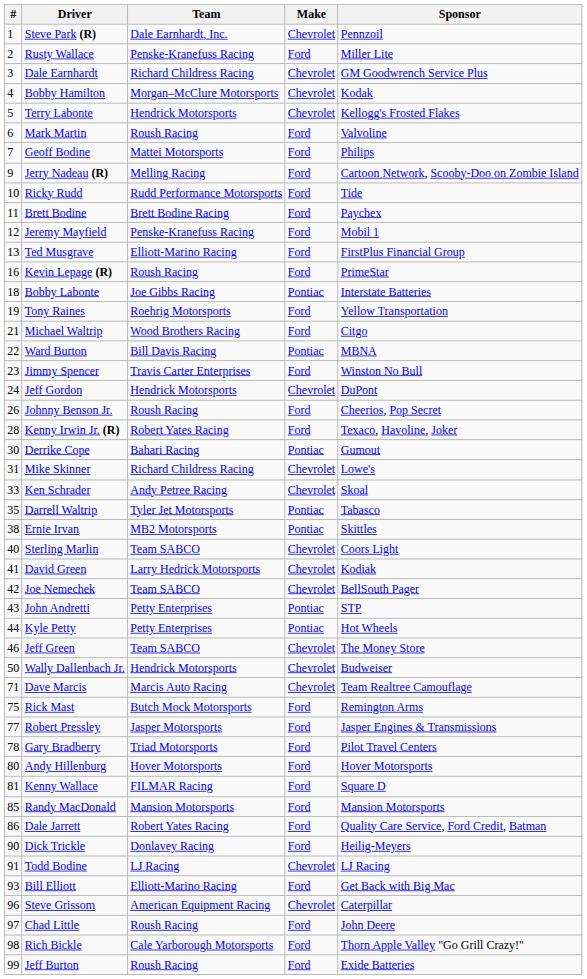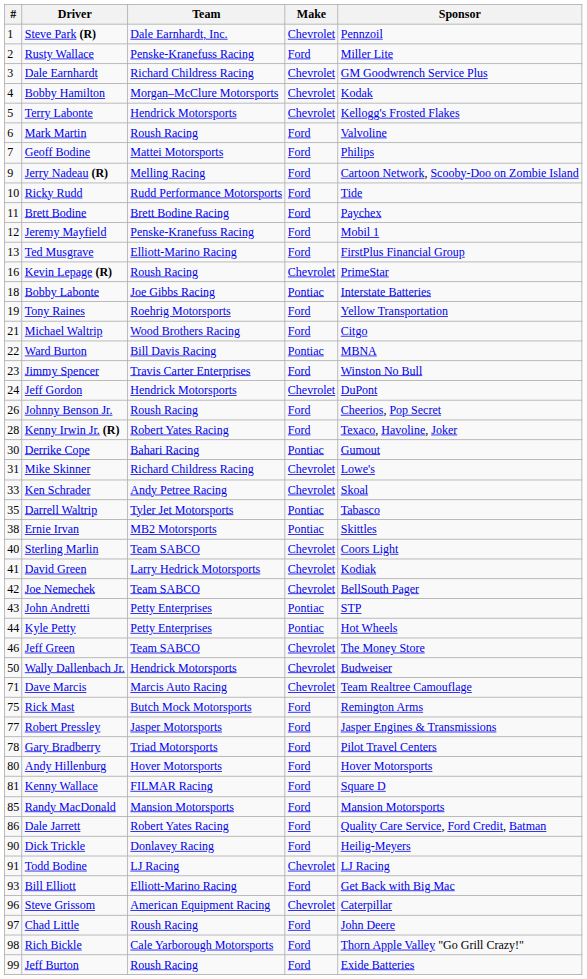(299, 271) Ford -> (312, 271) Chevrolet
